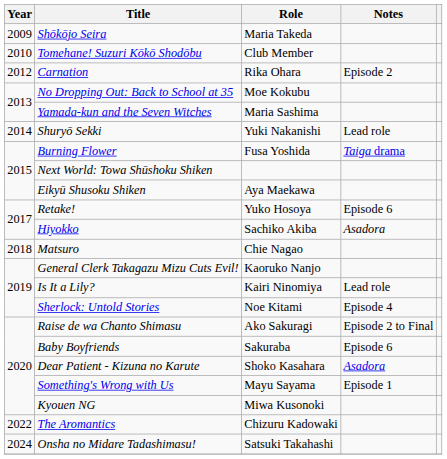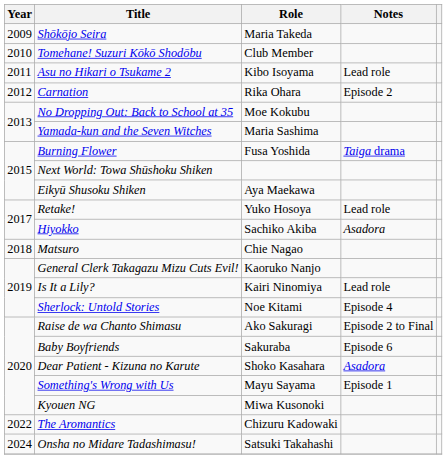+ row: (104, 72)
- row: (70, 131)
(368, 209) Episode 6 -> (367, 209) Lead role
